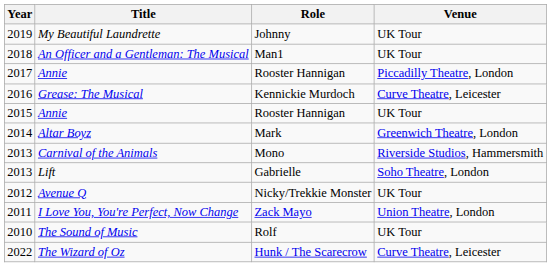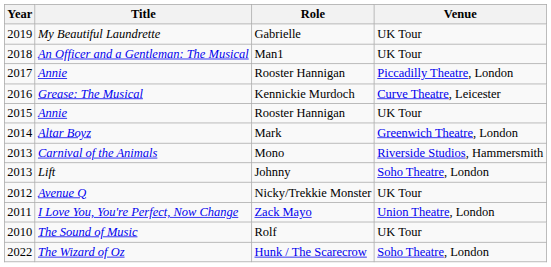(272, 34) Johnny -> (278, 34) Gabrielle
(278, 172) Gabrielle -> (272, 172) Johnny
(439, 251) Curve Theatre, Leicester -> (433, 251) Soho Theatre, London
